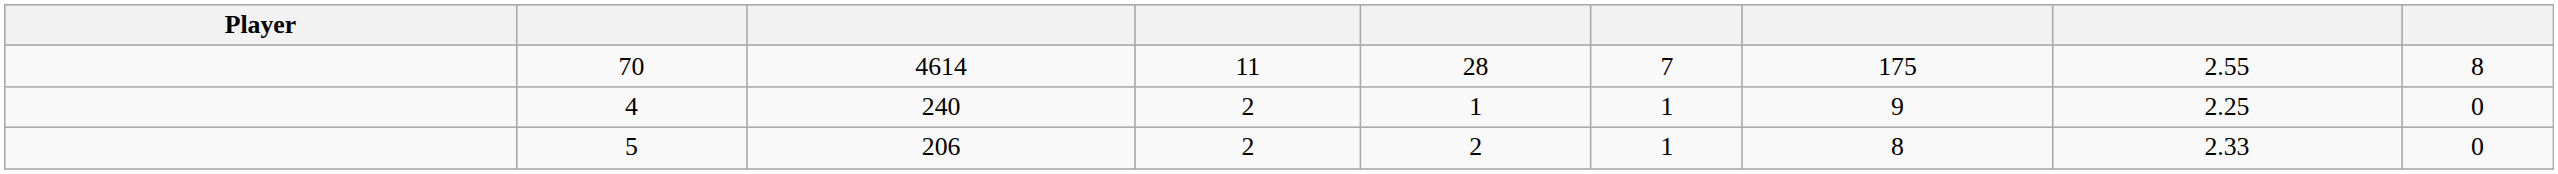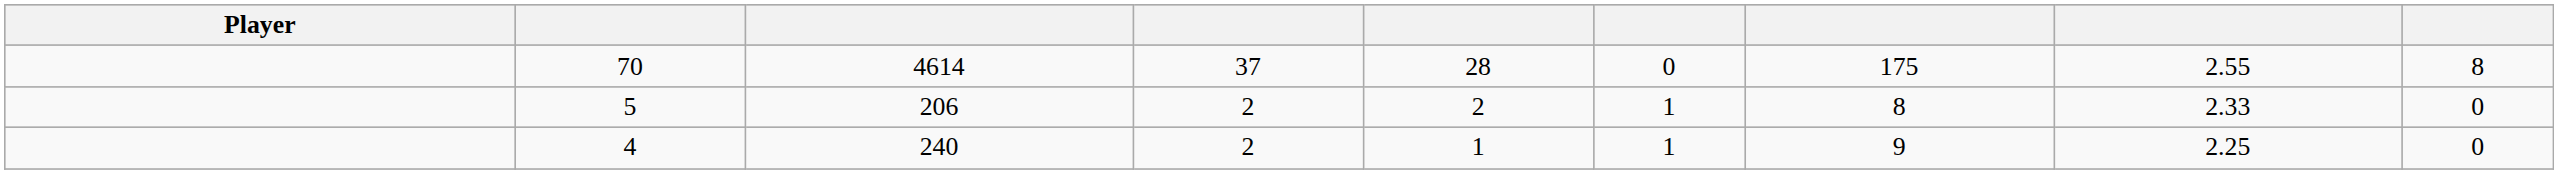(1248, 65) 11 -> (1248, 65) 37
(1667, 65) 7 -> (1669, 65) 0
rows swapped: (631, 147) <-> (631, 106)
